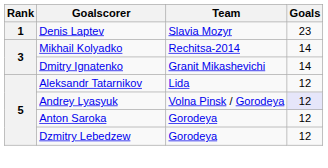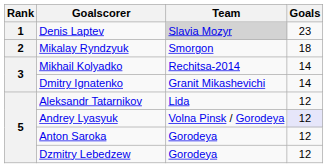(200, 31) no background -> (200, 31) lightgrey background
+ row: (84, 48)
